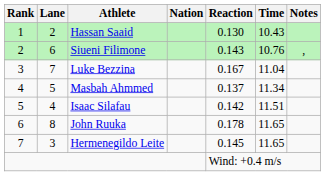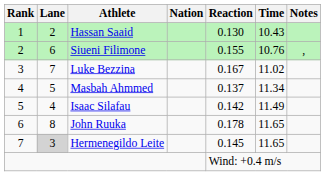(231, 50) 0.143 -> (231, 50) 0.155
(271, 69) 11.04 -> (271, 69) 11.02
(271, 106) 11.51 -> (271, 106) 11.49
(52, 143) no background -> (52, 143) lightgrey background
